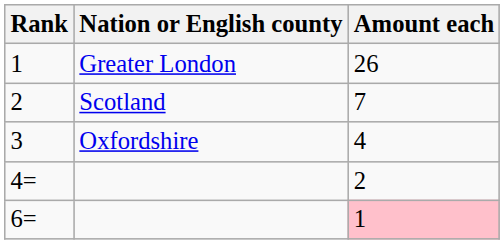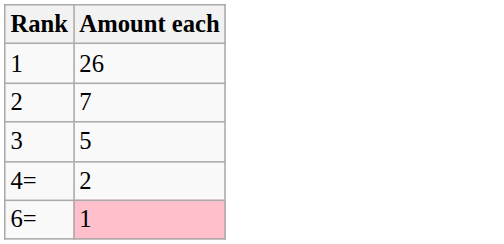- column: (211, 24)
(360, 141) 4 -> (85, 141) 5
